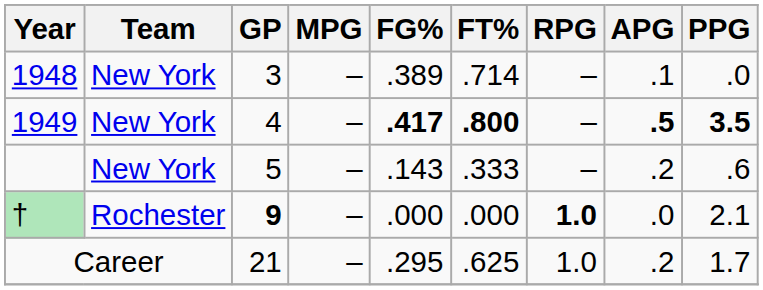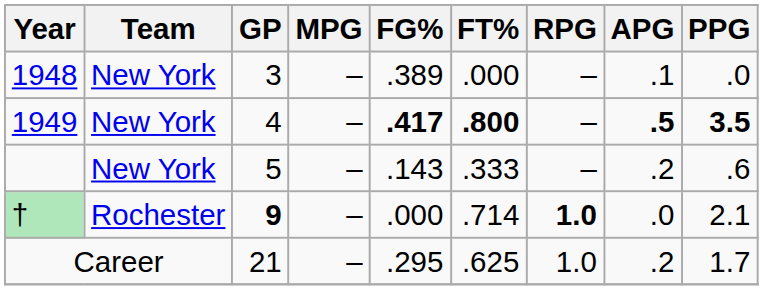(491, 75) .714 -> (491, 75) .000
(491, 215) .000 -> (491, 215) .714
